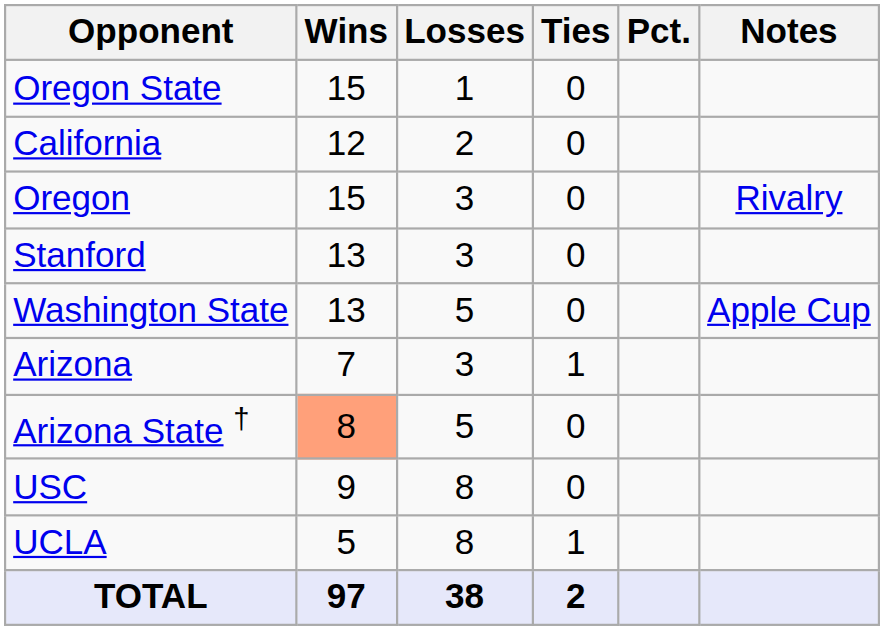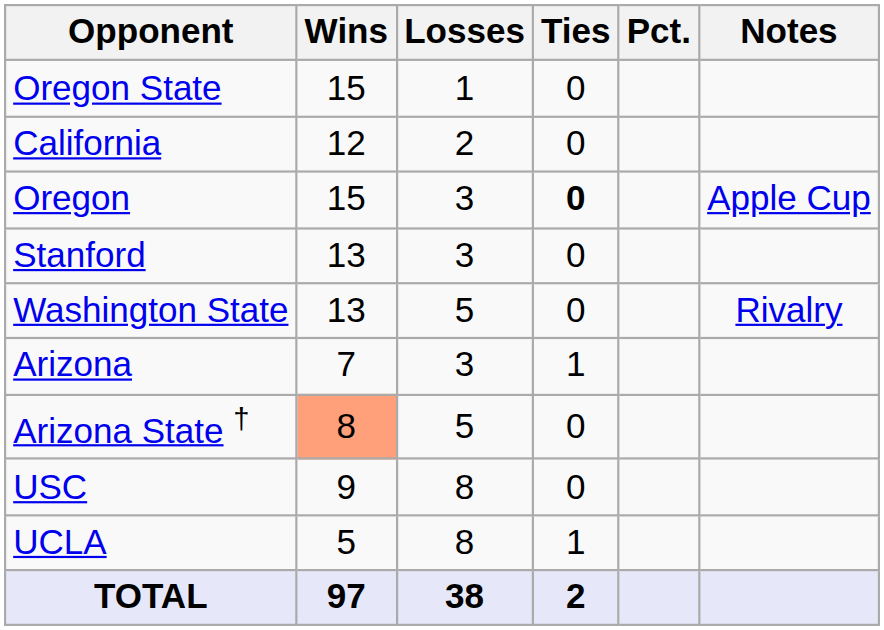(576, 198) normal -> (576, 198) bold
(789, 198) Rivalry -> (789, 198) Apple Cup
(789, 310) Apple Cup -> (789, 310) Rivalry
